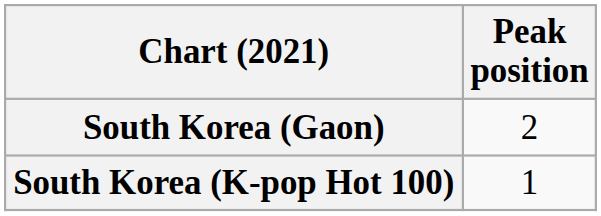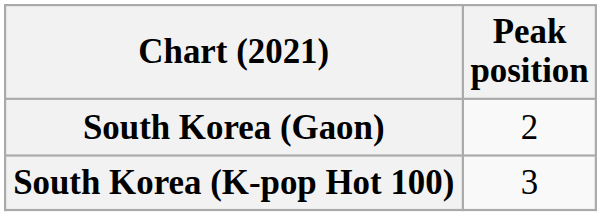(530, 182) 1 -> (530, 182) 3
